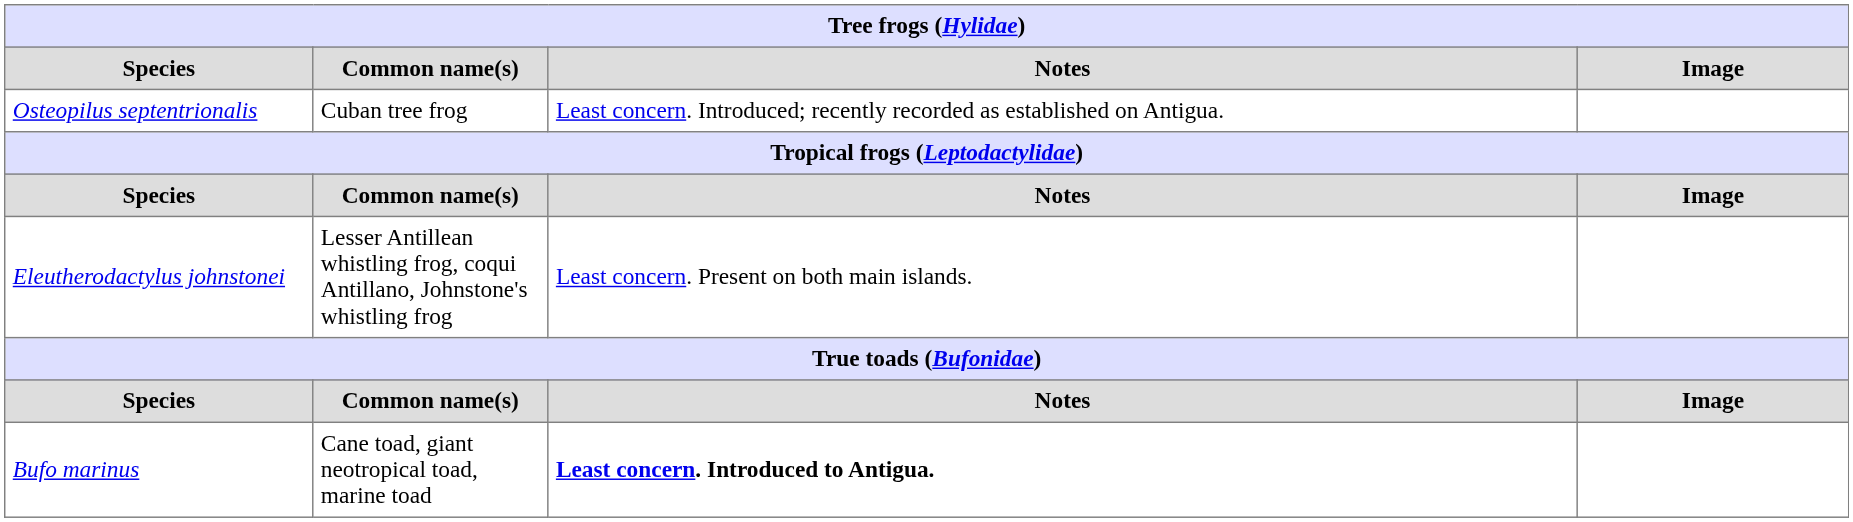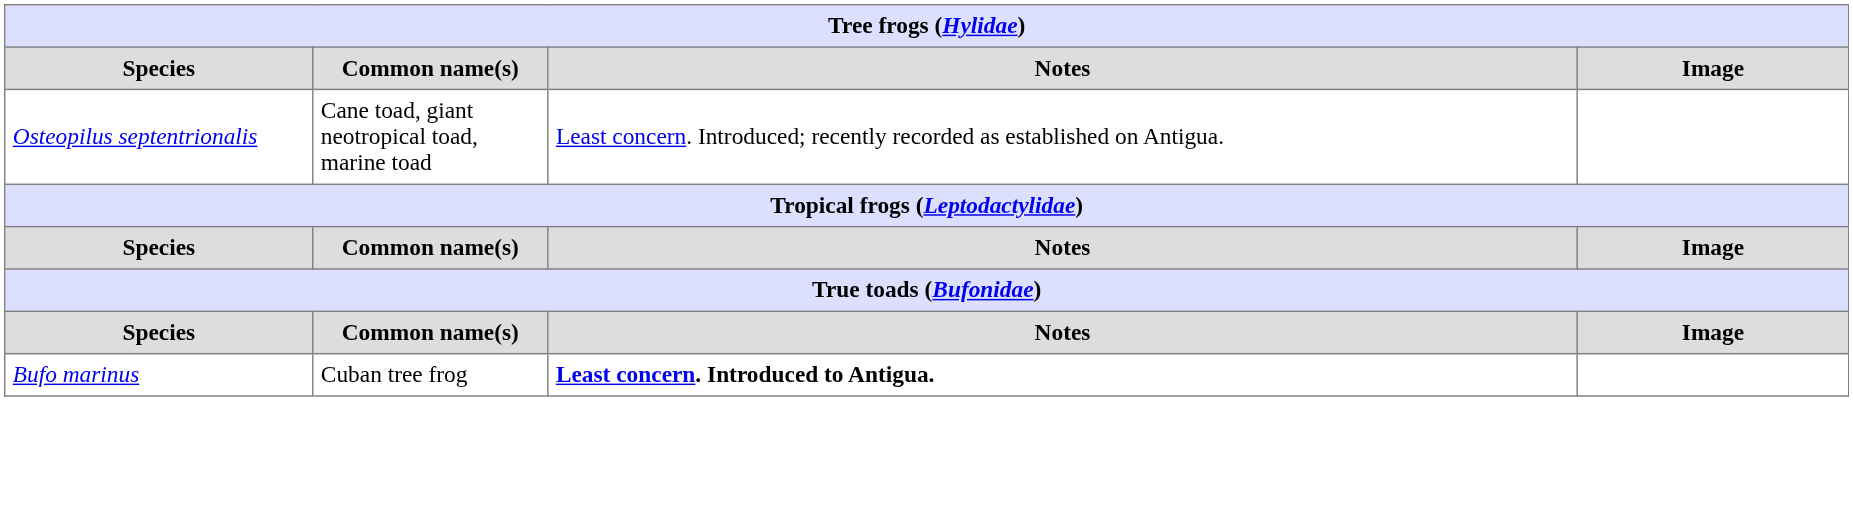(394, 110) Cuban tree frog -> (399, 136) Cane toad, giant neotropical toad, marine toad
- row: (149, 276)
(399, 469) Cane toad, giant neotropical toad, marine toad -> (394, 374) Cuban tree frog
